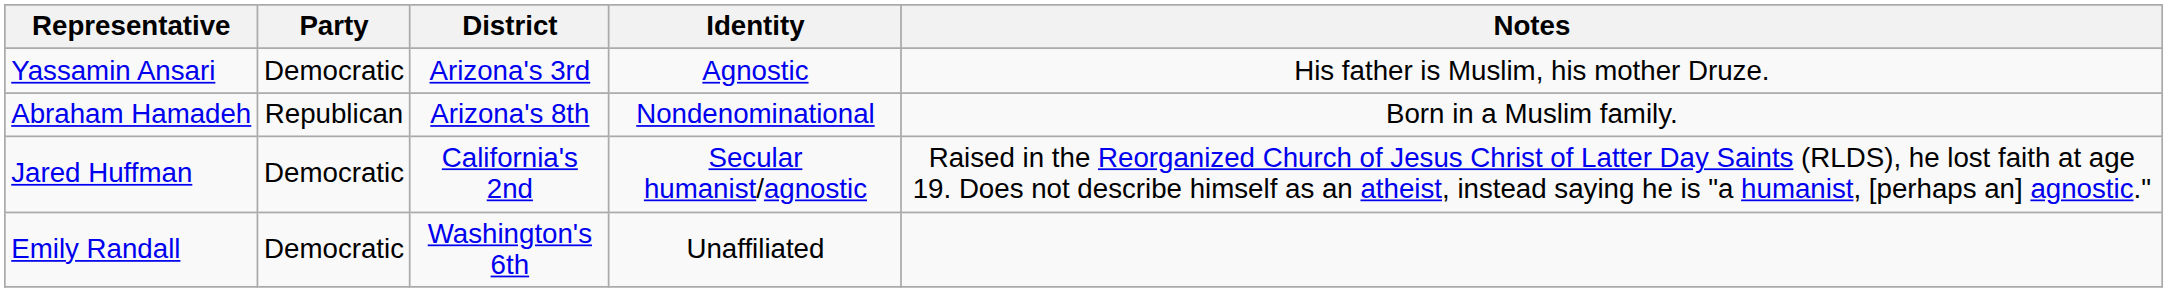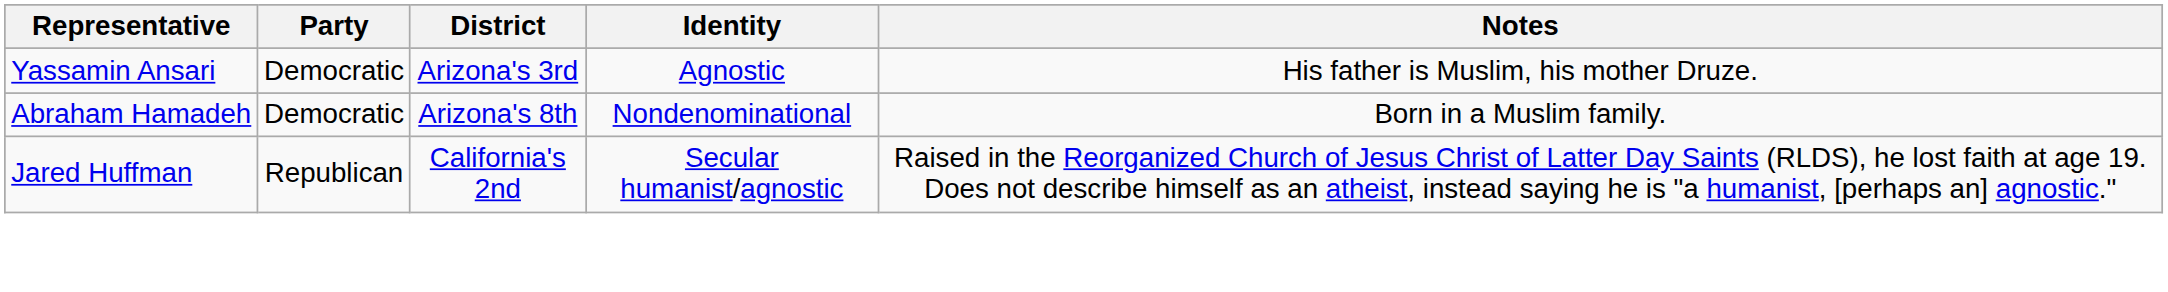(334, 114) Republican -> (334, 114) Democratic
(334, 173) Democratic -> (334, 173) Republican
- row: (96, 248)
